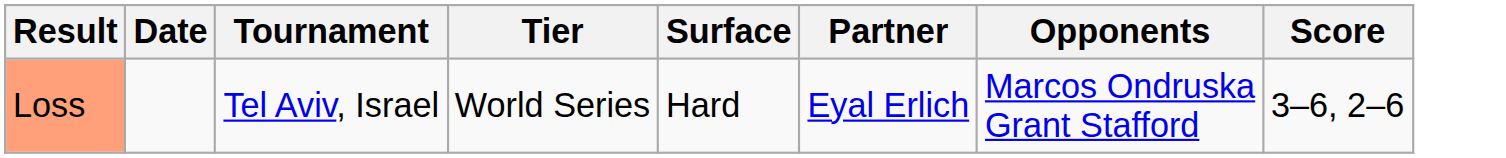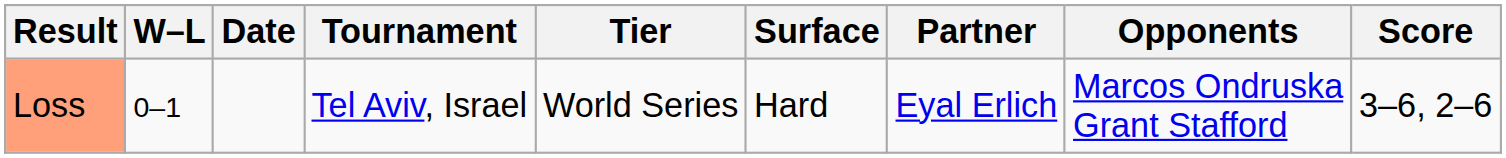+ column: (170, 31)
